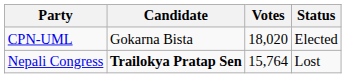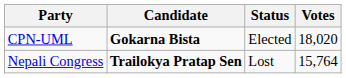columns swapped: (268, 15) <-> (316, 15)
(151, 38) normal -> (155, 38) bold
